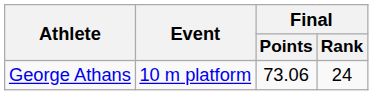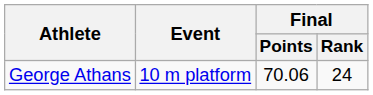(286, 76) 73.06 -> (286, 76) 70.06
